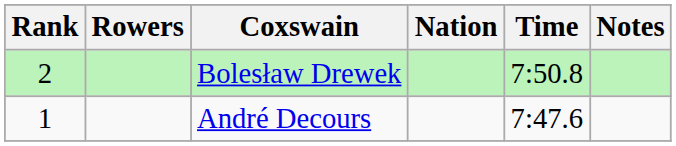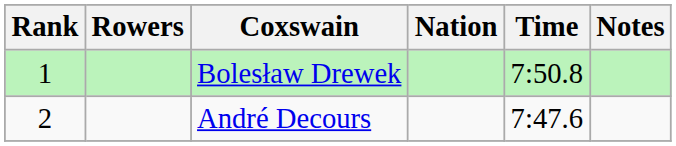(45, 72) 2 -> (45, 72) 1
(45, 118) 1 -> (45, 118) 2
